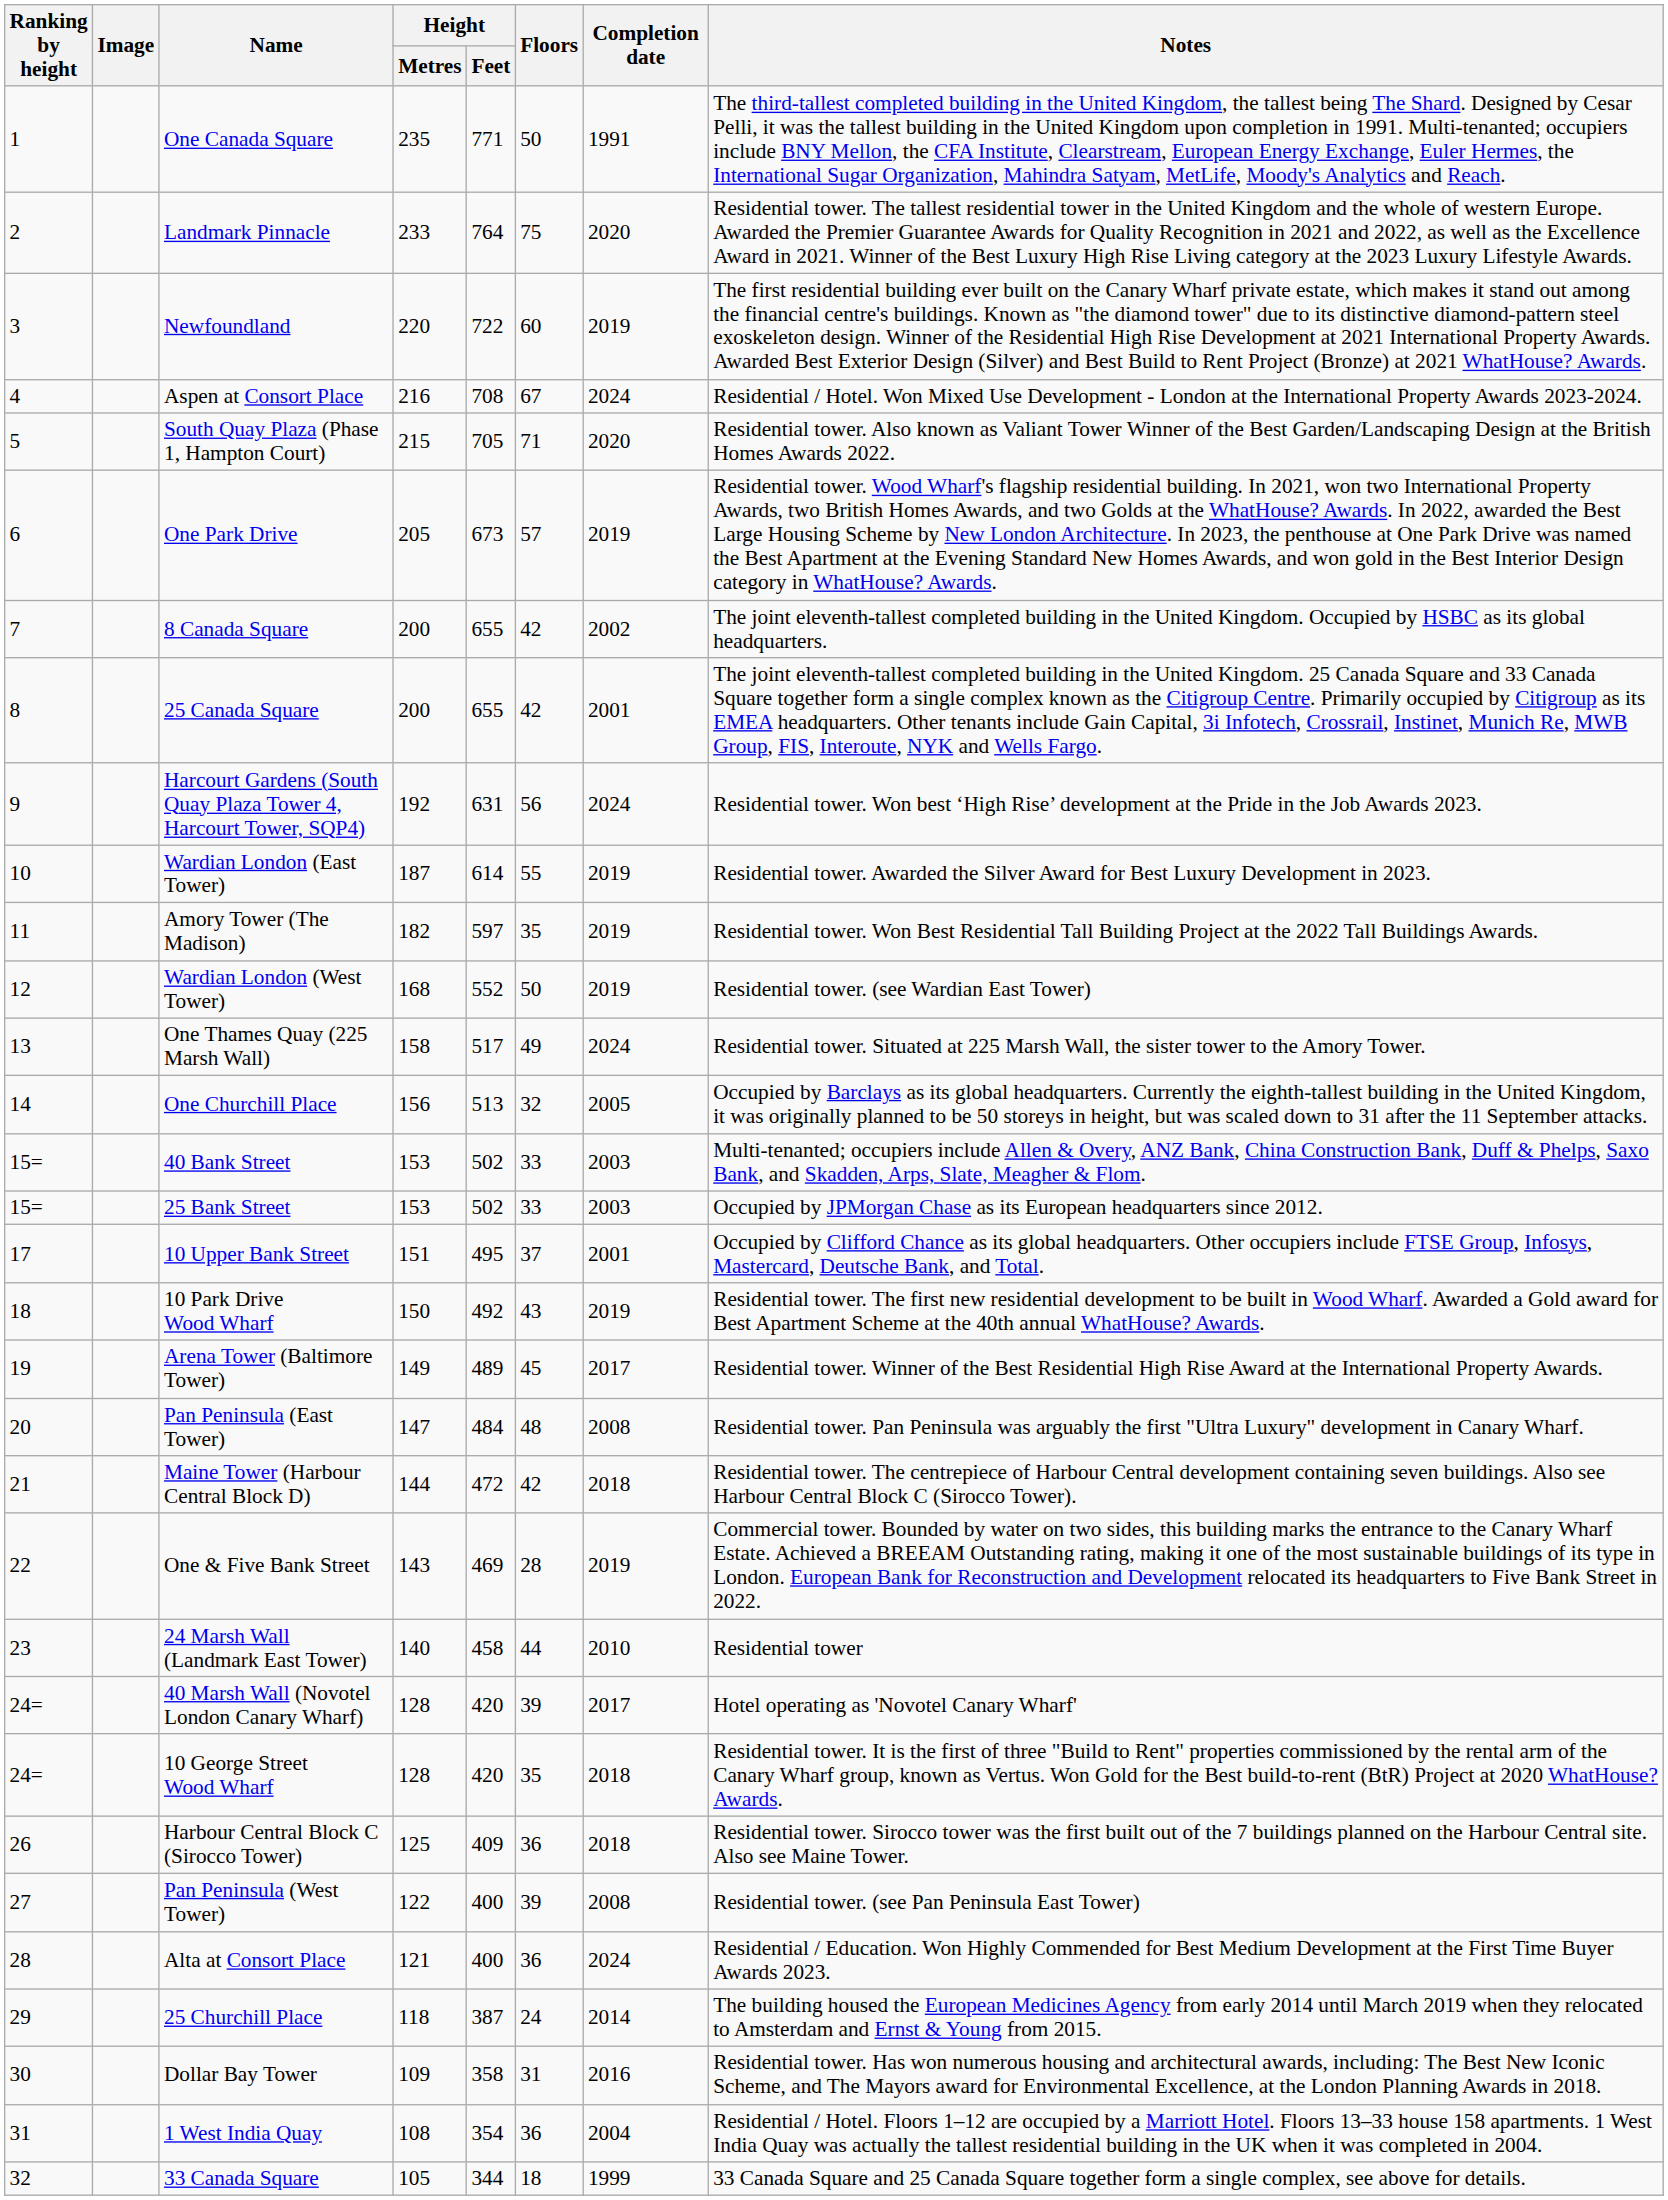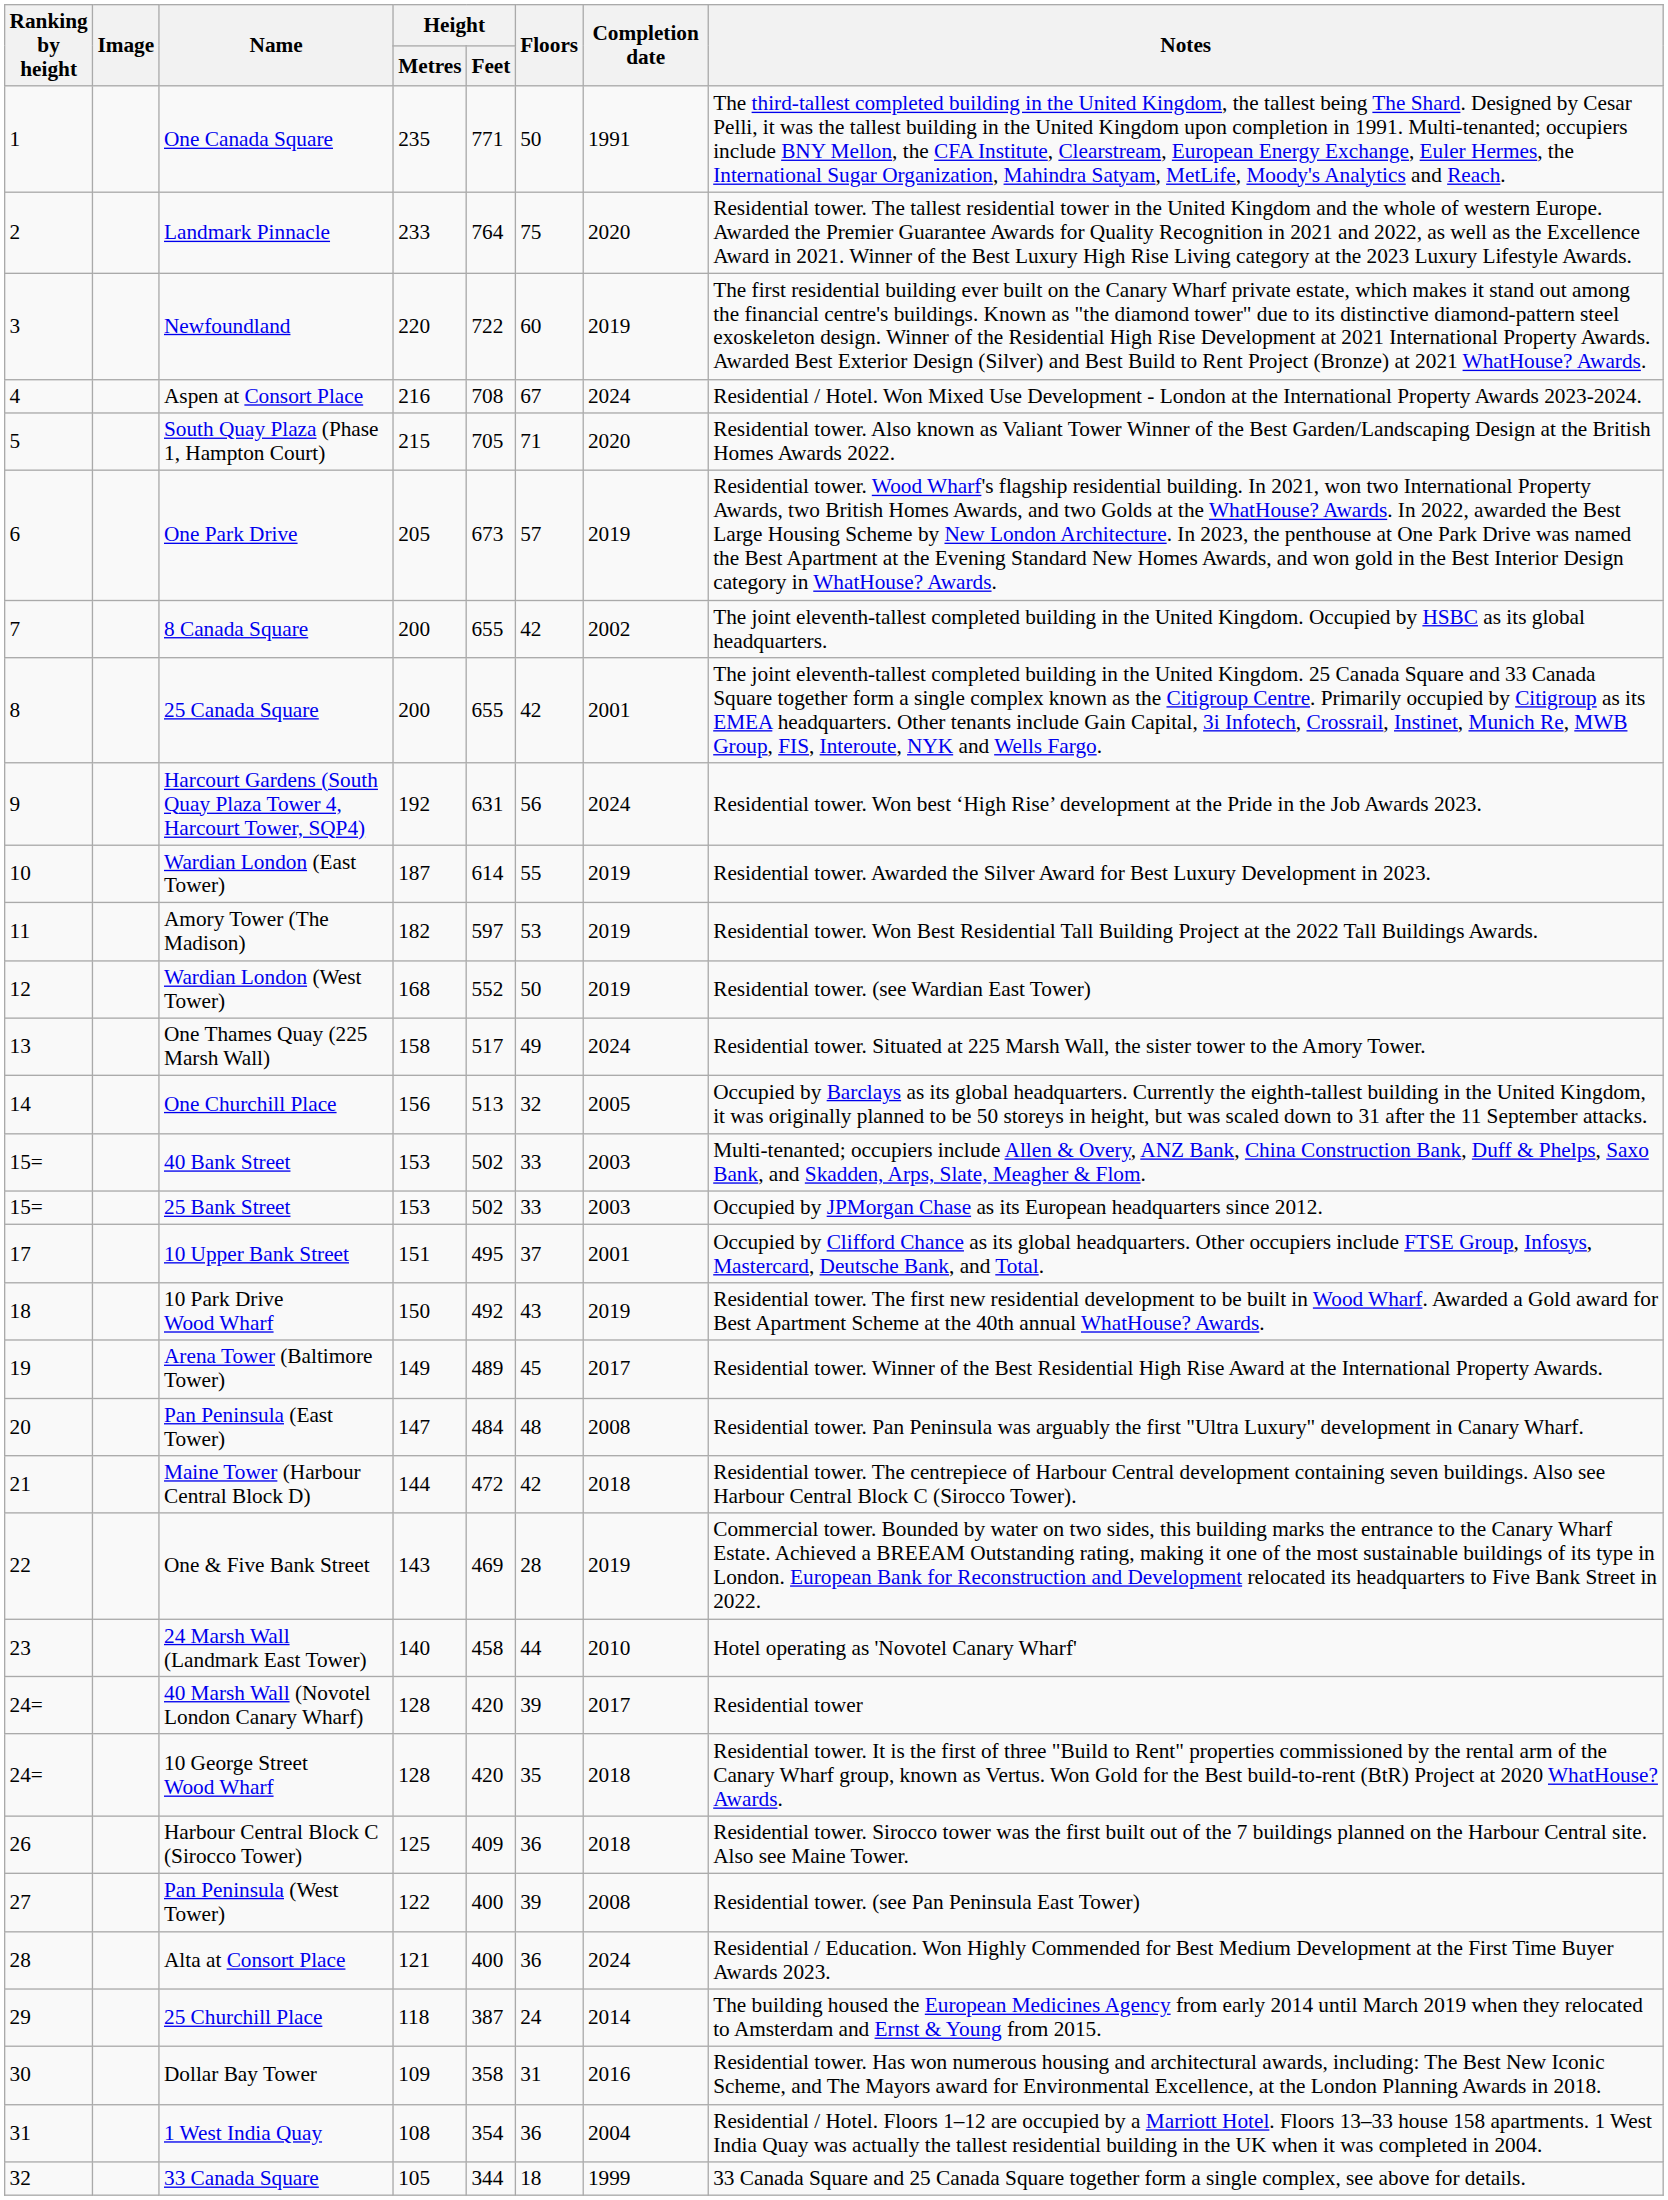(531, 931) 35 -> (531, 931) 53
(788, 1647) Residential tower -> (895, 1647) Hotel operating as 'Novotel Canary Wharf'
(895, 1705) Hotel operating as 'Novotel Canary Wharf' -> (788, 1705) Residential tower
